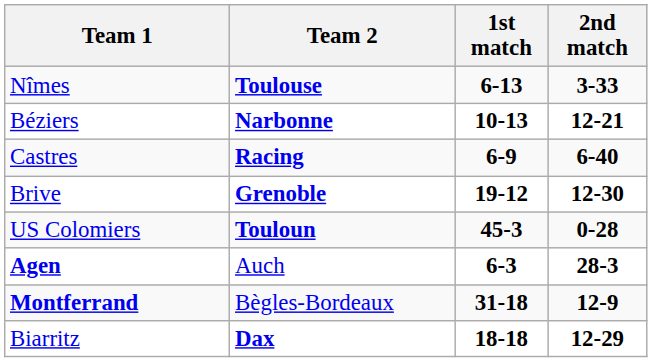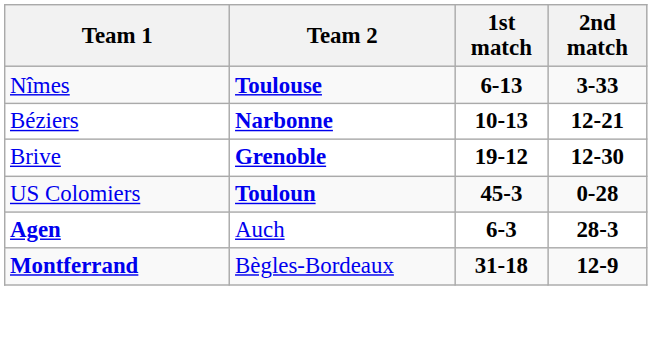- row: (44, 157)
- row: (45, 338)
